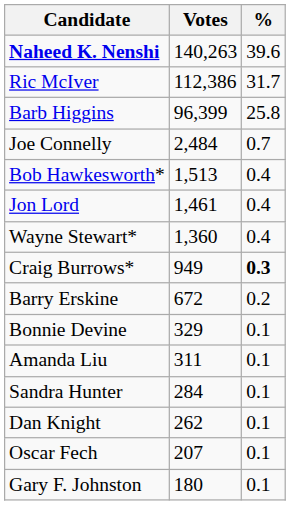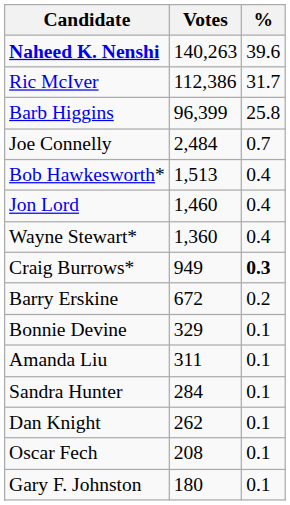(196, 205) 1,461 -> (196, 205) 1,460
(188, 453) 207 -> (188, 453) 208
